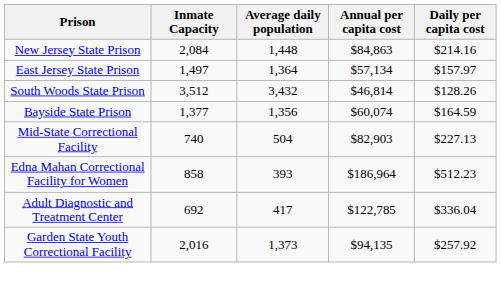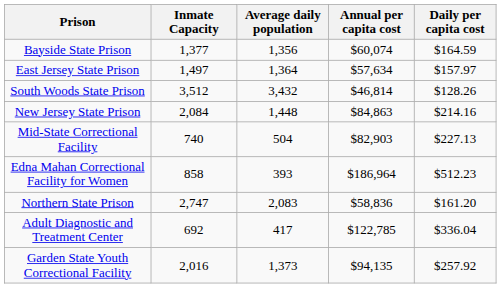rows swapped: (78, 49) <-> (78, 111)
(372, 70) $57,134 -> (372, 70) $57,634
+ row: (78, 202)
